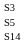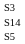rows swapped: (10, 22) <-> (12, 37)
